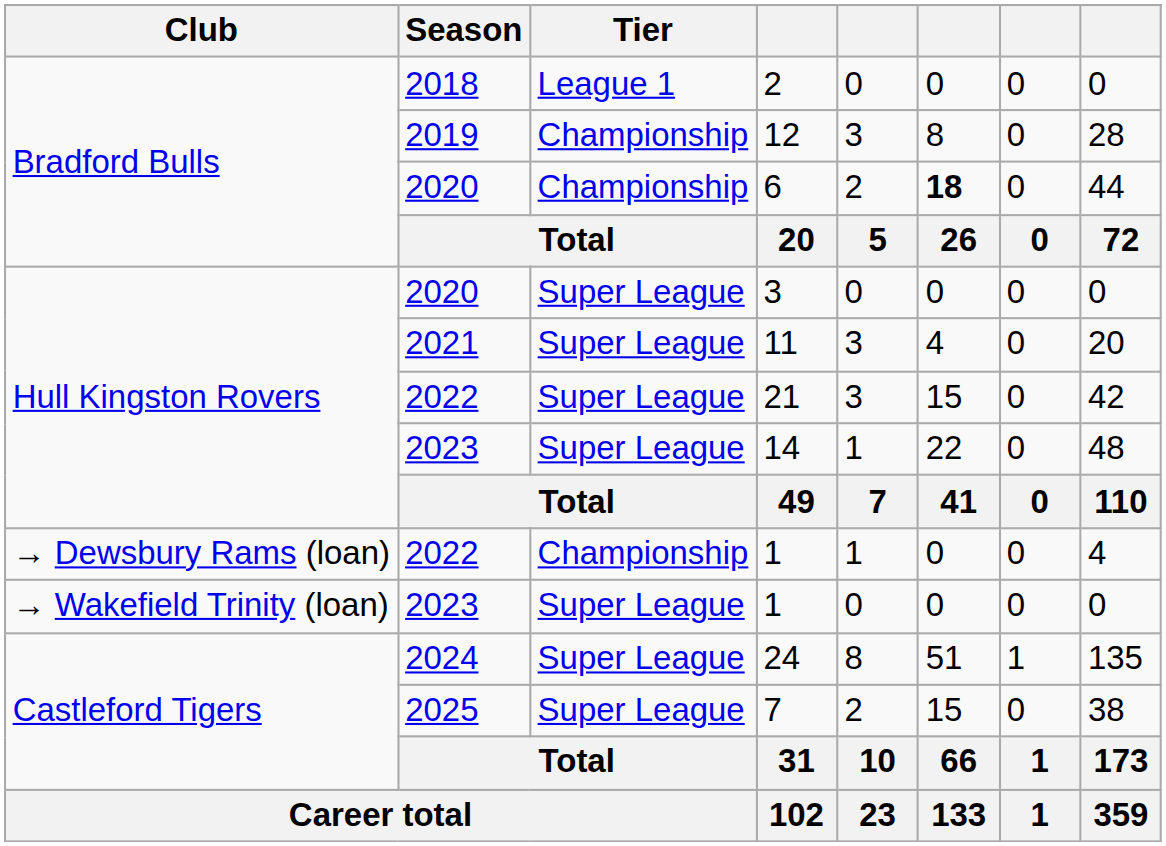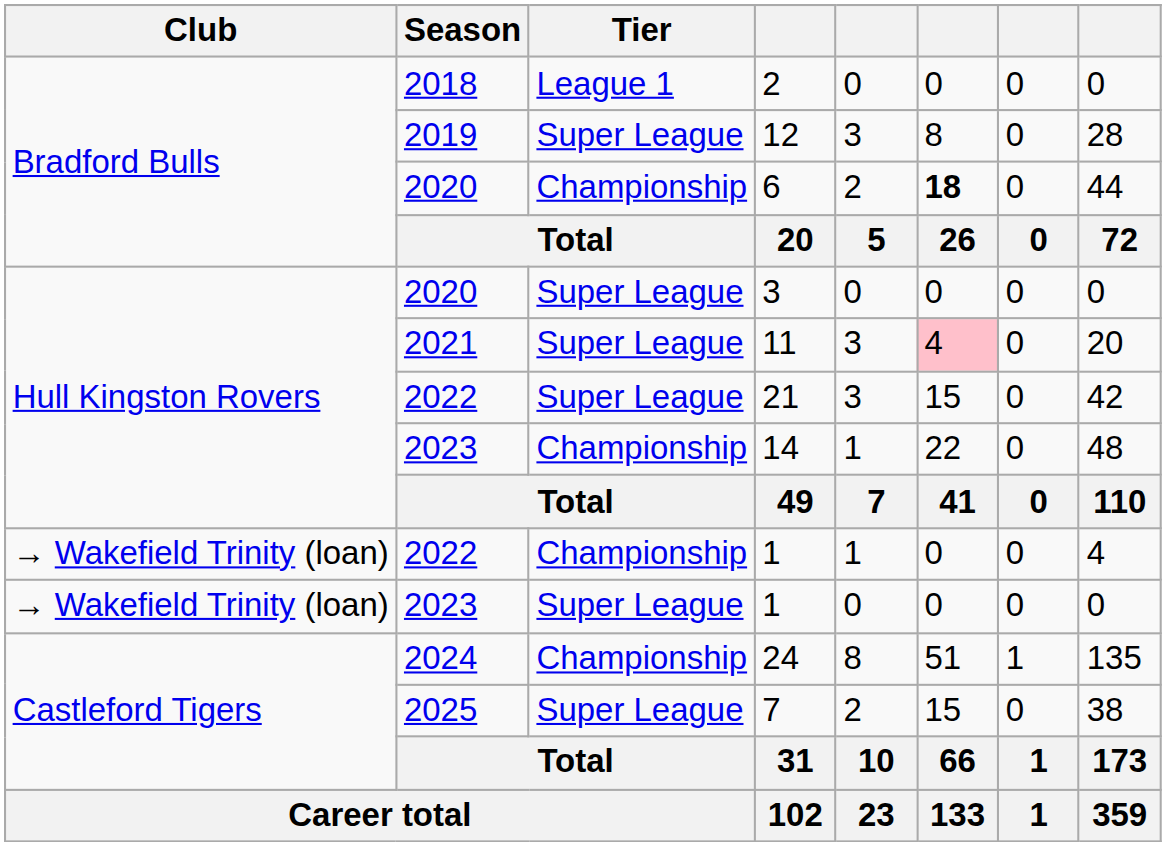(643, 135) Championship -> (640, 135) Super League
(935, 344) no background -> (934, 344) pink background
(641, 448) Super League -> (642, 448) Championship
(201, 553) → Dewsbury Rams (loan) -> (201, 553) → Wakefield Trinity (loan)
(641, 657) Super League -> (642, 657) Championship
